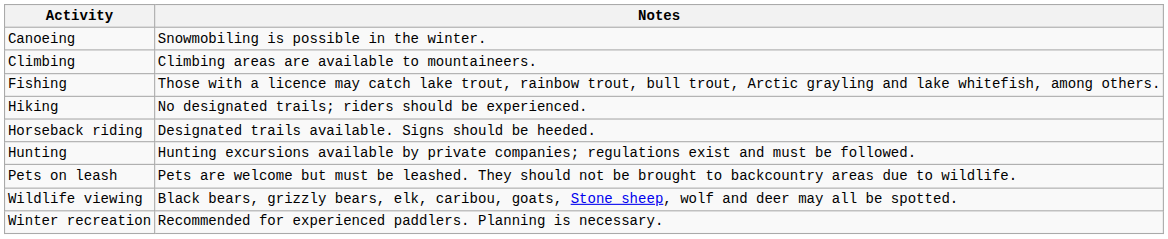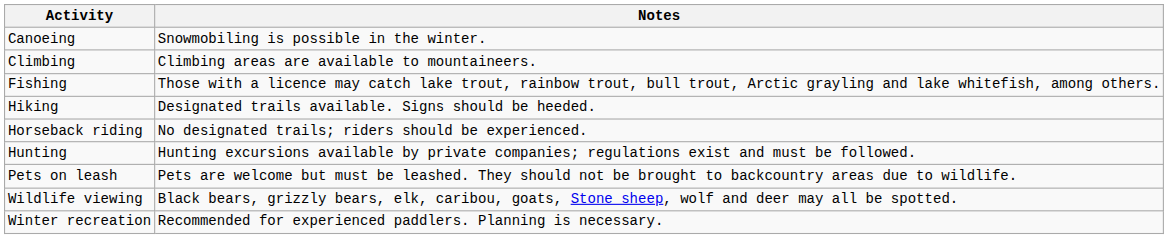(373, 108) No designated trails; riders should be experienced. -> (377, 108) Designated trails available. Signs should be heeded.
(377, 130) Designated trails available. Signs should be heeded. -> (373, 130) No designated trails; riders should be experienced.
